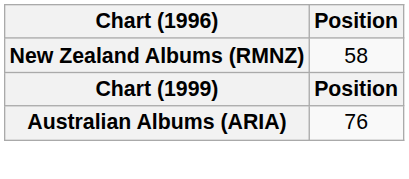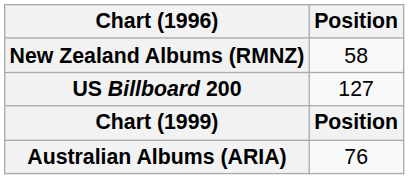+ row: (157, 88)
